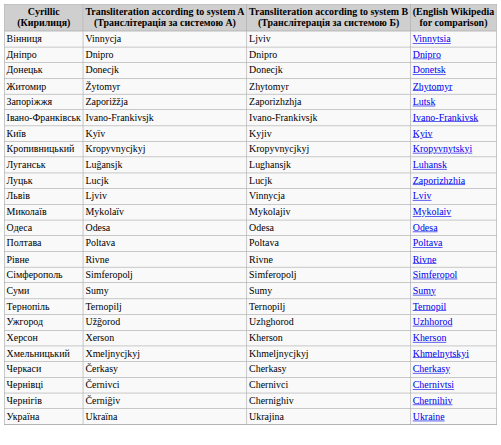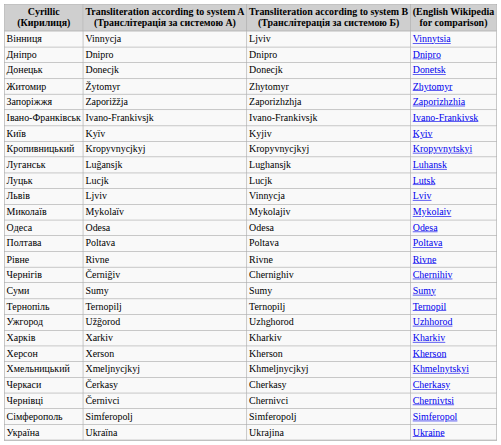(424, 102) Lutsk -> (439, 102) Zaporizhzhia
(439, 180) Zaporizhzhia -> (424, 180) Lutsk
rows swapped: (35, 275) <-> (24, 401)
+ row: (21, 338)
